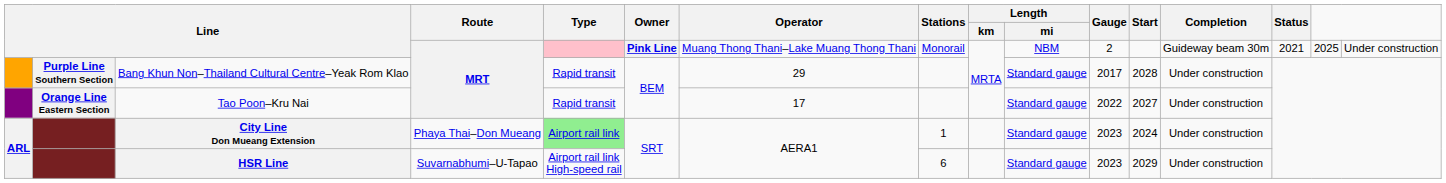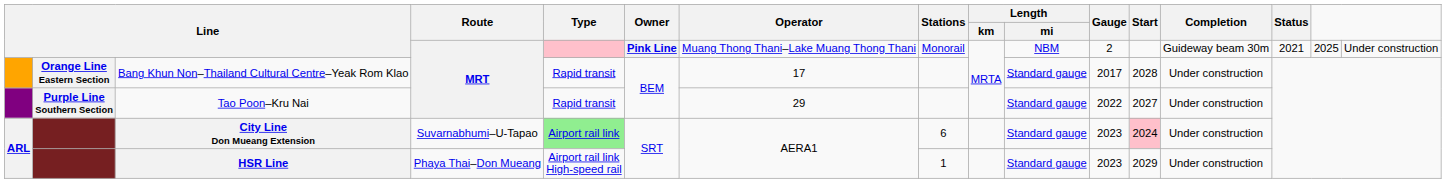(74, 73) Purple Line Southern Section -> (74, 73) Orange Line Eastern Section
(799, 73) 29 -> (799, 73) 17
(74, 103) Orange Line Eastern Section -> (74, 103) Purple Line Southern Section
(799, 103) 17 -> (799, 103) 29
(477, 134) Phaya Thai–Don Mueang -> (477, 134) Suvarnabhumi–U-Tapao
(943, 134) 1 -> (943, 134) 6
(1145, 134) no background -> (1145, 134) pink background
(477, 164) Suvarnabhumi–U-Tapao -> (477, 164) Phaya Thai–Don Mueang
(943, 164) 6 -> (943, 164) 1
